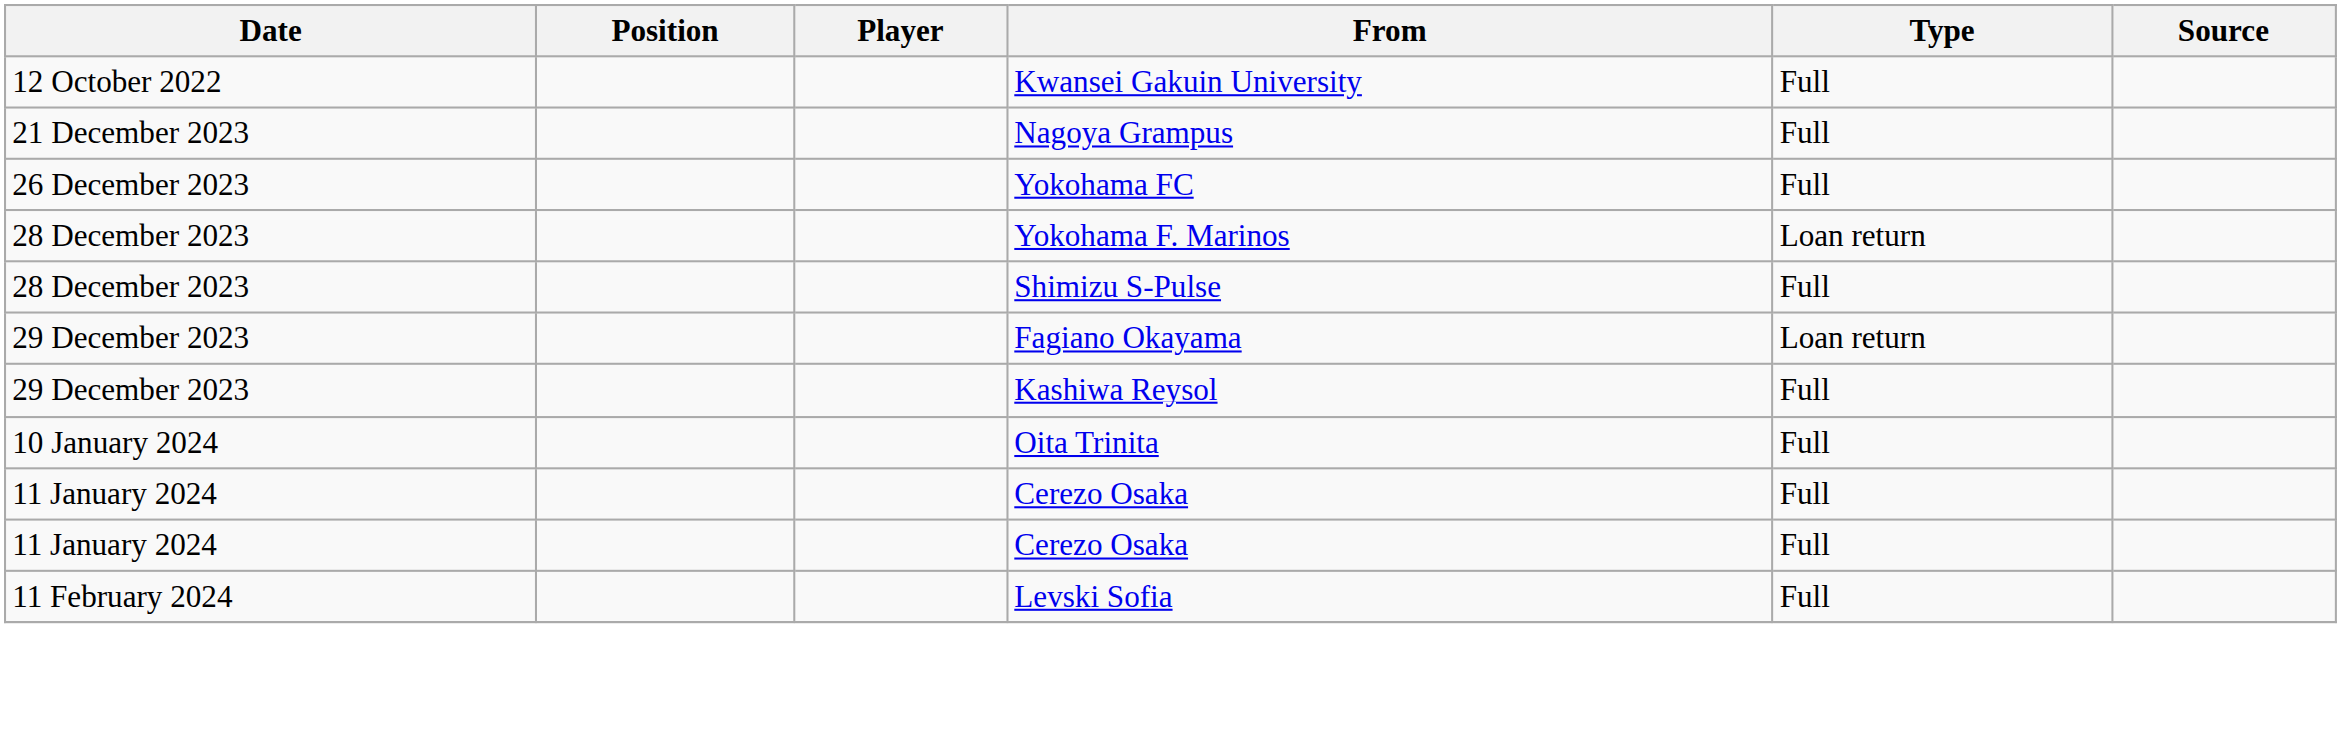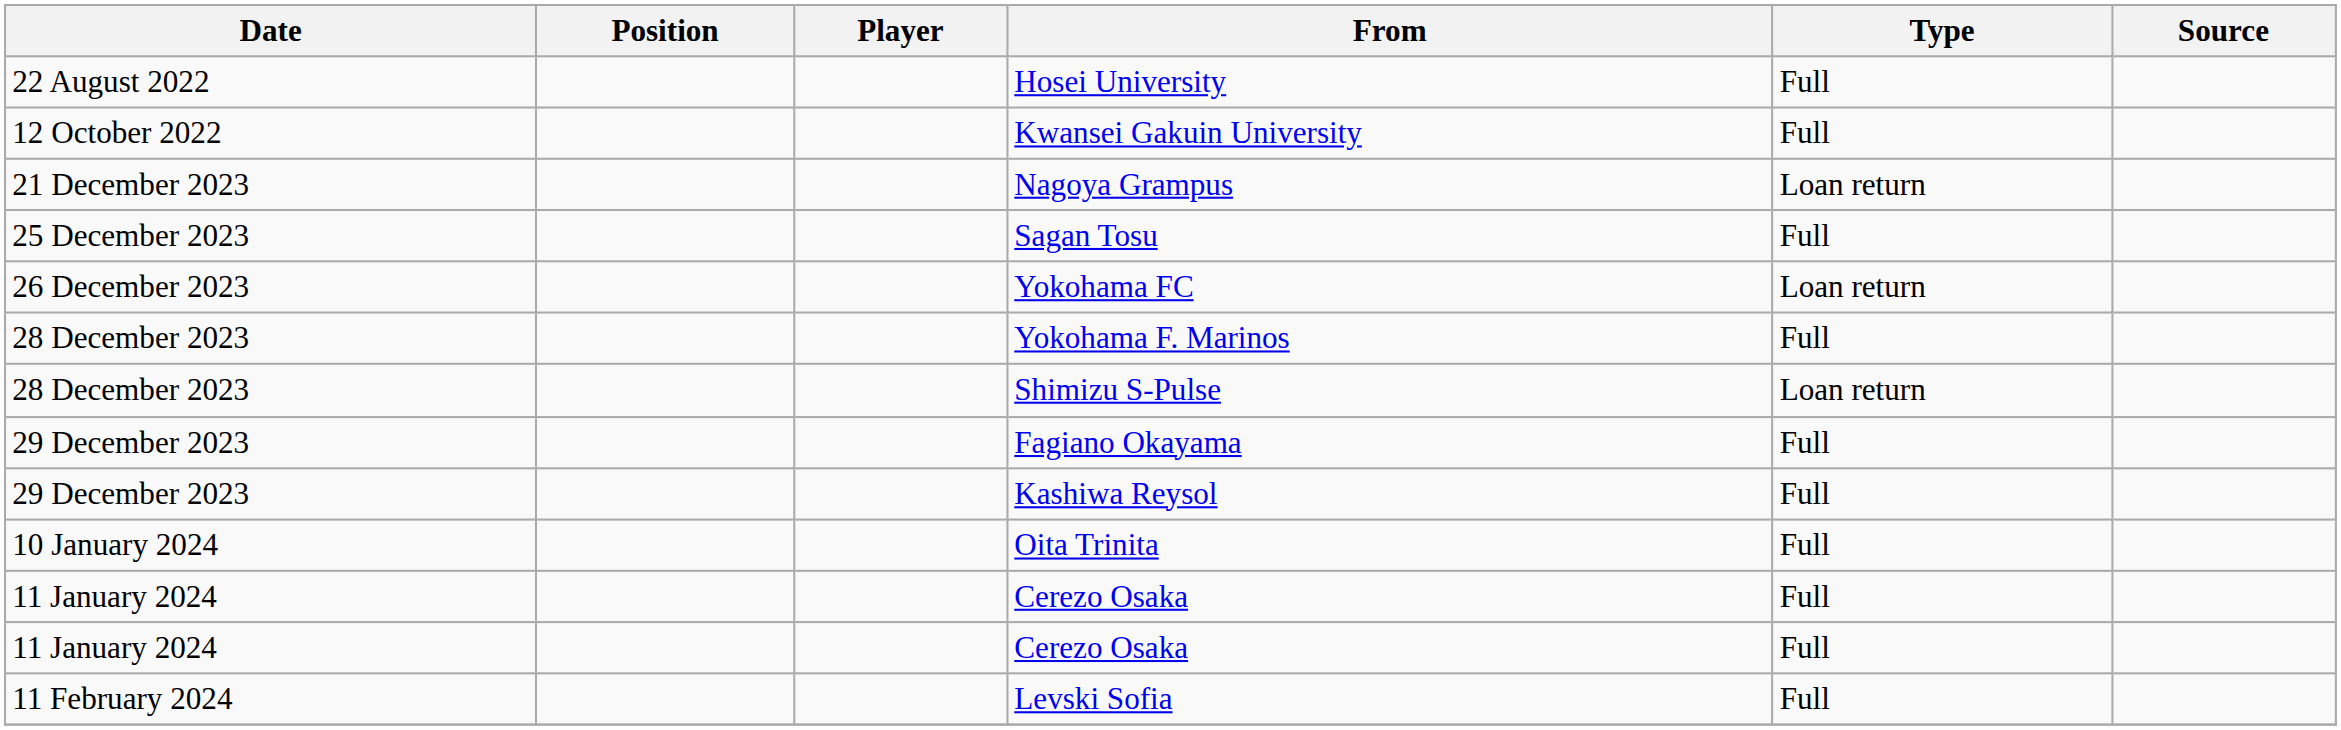+ row: (111, 81)
(1805, 133) Full -> (1853, 184) Loan return
+ row: (131, 235)
(1805, 184) Full -> (1853, 287) Loan return
(1853, 235) Loan return -> (1805, 338) Full
(1805, 287) Full -> (1853, 390) Loan return
(1853, 338) Loan return -> (1805, 441) Full
